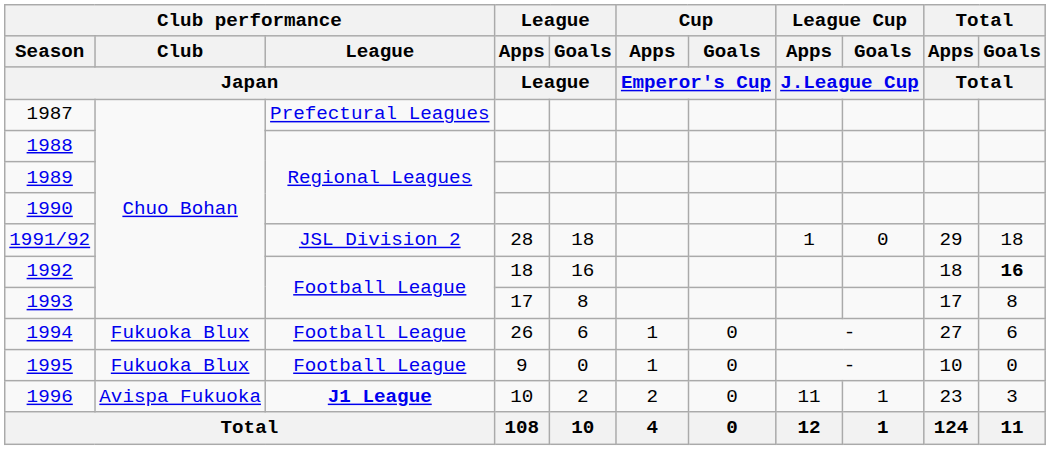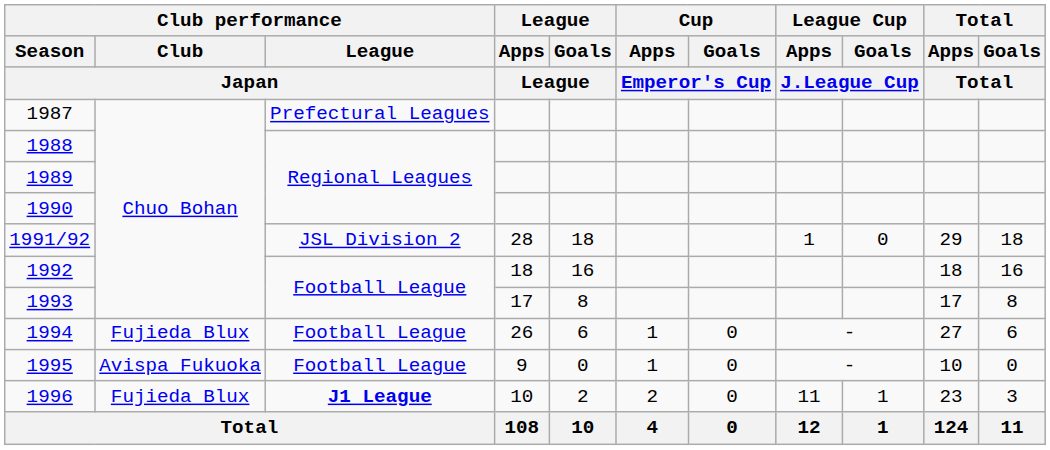(1012, 271) bold -> (1012, 271) normal
(180, 334) Fukuoka Blux -> (180, 334) Fujieda Blux
(180, 365) Fukuoka Blux -> (180, 365) Avispa Fukuoka
(180, 397) Avispa Fukuoka -> (180, 397) Fujieda Blux
